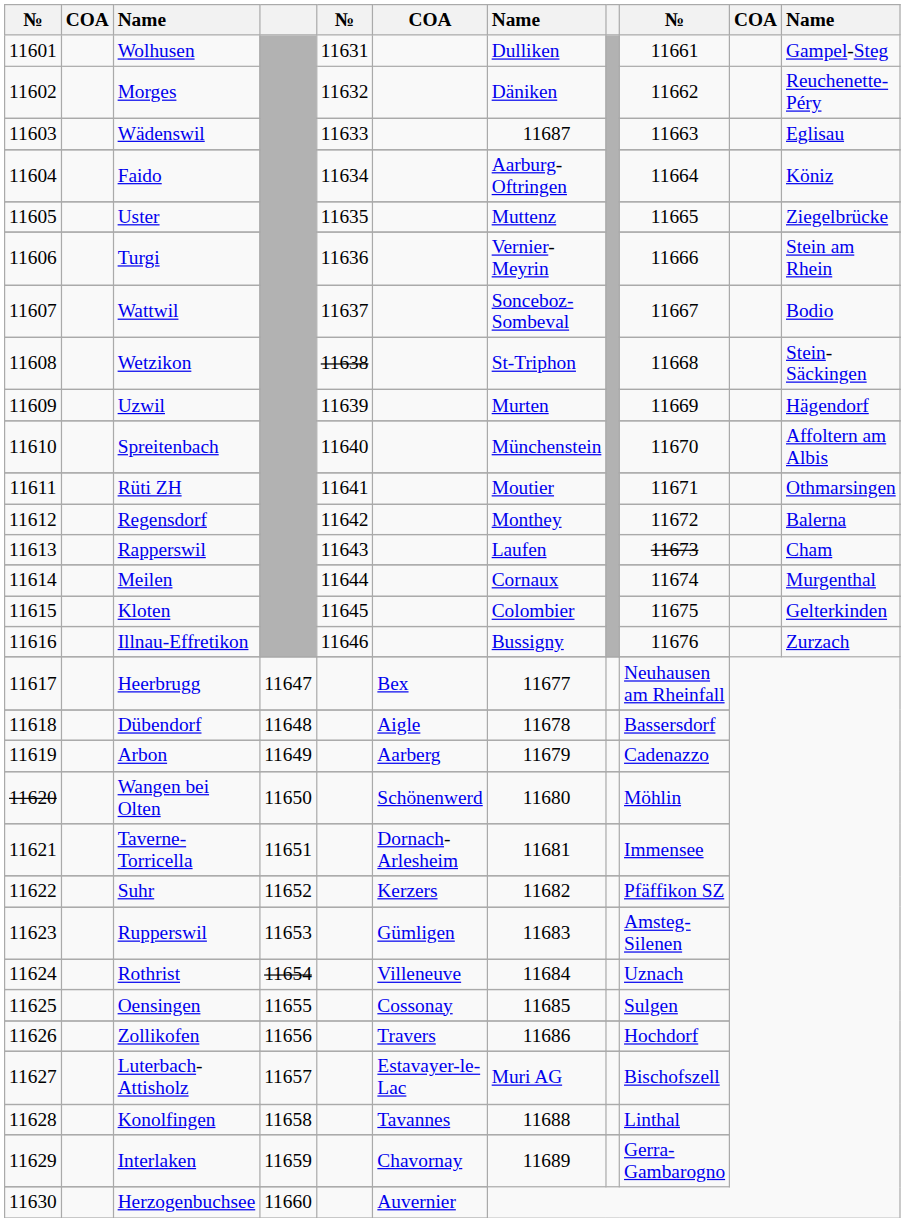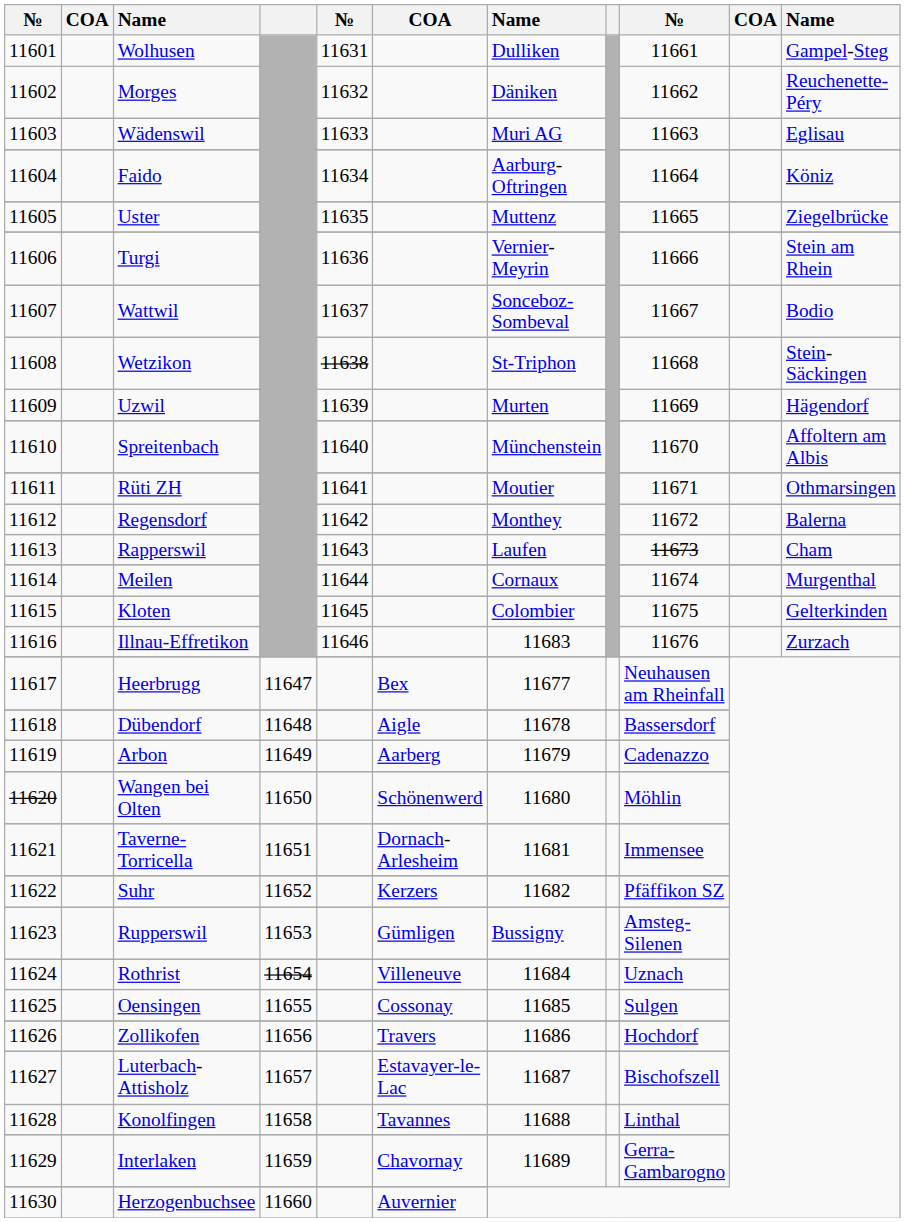(547, 133) 11687 -> (527, 133) Muri AG
(528, 641) Bussigny -> (547, 641) 11683
(547, 932) 11683 -> (528, 932) Bussigny
(527, 1077) Muri AG -> (547, 1077) 11687
